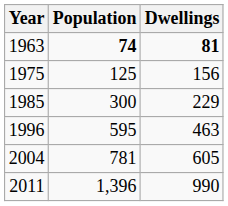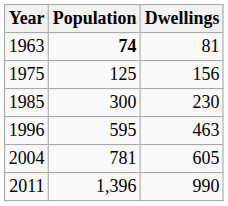(210, 46) bold -> (210, 46) normal
(206, 102) 229 -> (206, 102) 230
